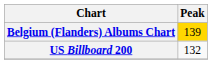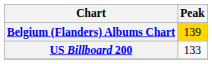(192, 50) 132 -> (192, 50) 133
